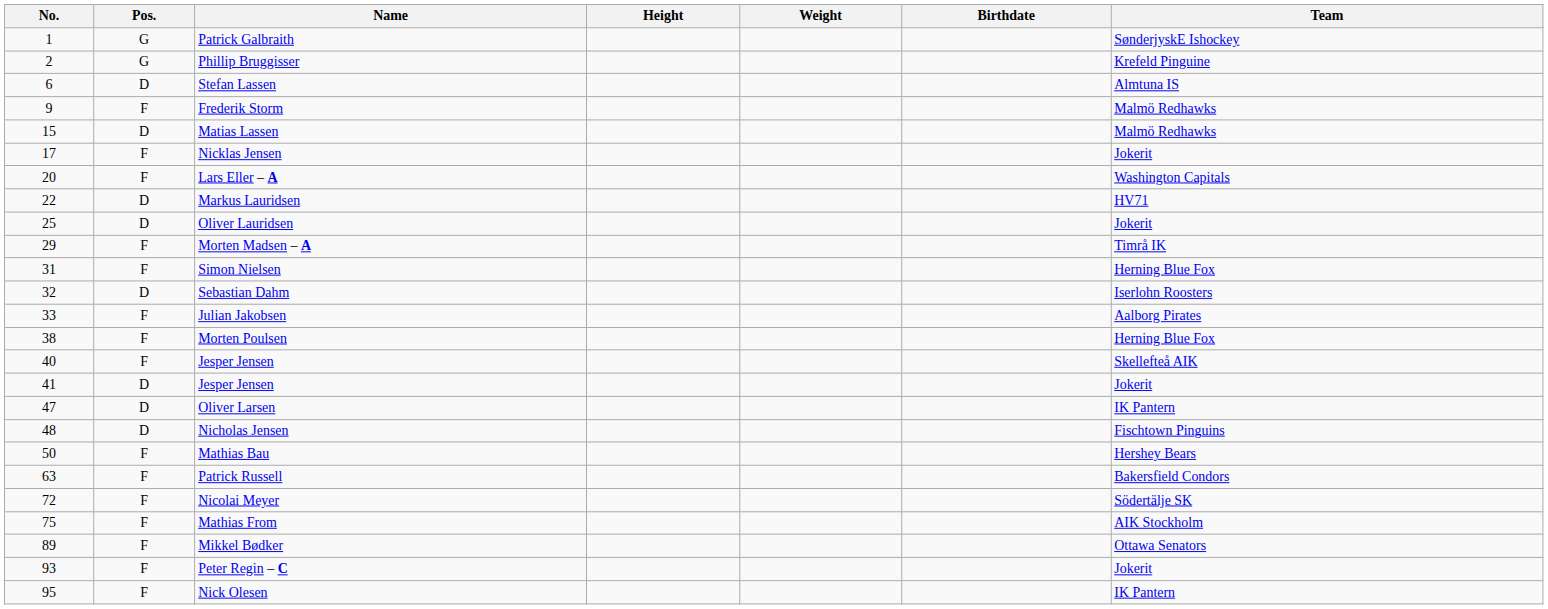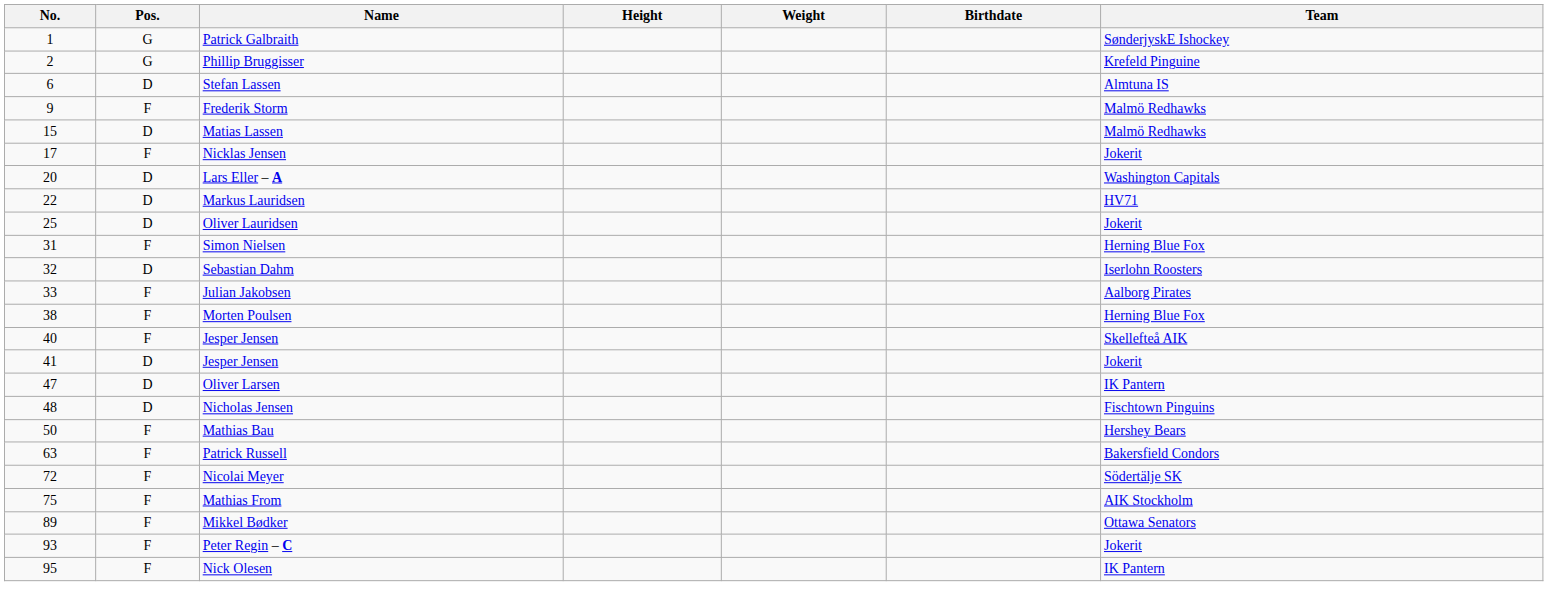(144, 177) F -> (147, 177) D
- row: (49, 246)
